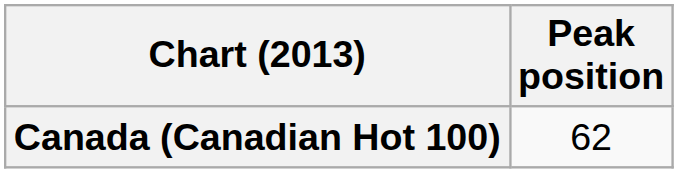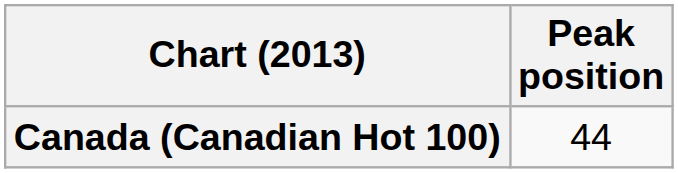(591, 136) 62 -> (591, 136) 44
